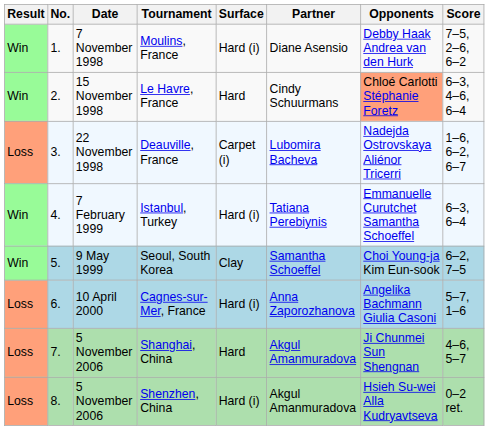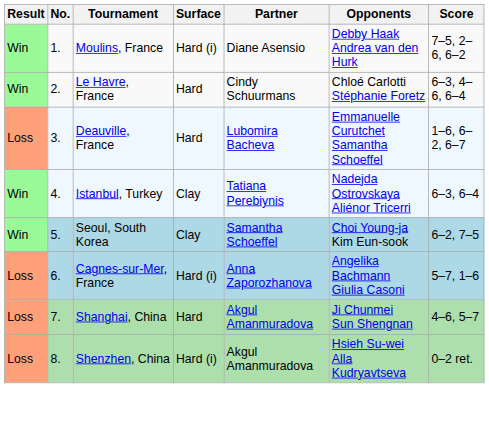- column: (105, 13)
(400, 96) lightsalmon background -> (378, 89) no background
(237, 151) Carpet (i) -> (189, 137) Hard
(397, 151) Nadejda Ostrovskaya Aliénor Tricerri -> (366, 137) Emmanuelle Curutchet Samantha Schoeffel
(239, 214) Hard (i) -> (188, 193) Clay
(397, 214) Emmanuelle Curutchet Samantha Schoeffel -> (371, 193) Nadejda Ostrovskaya Aliénor Tricerri
